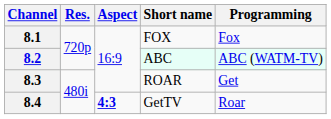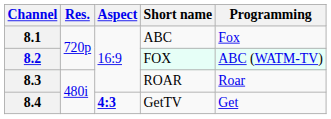(157, 37) FOX -> (158, 37) ABC
(158, 59) ABC -> (157, 59) FOX
(228, 80) Get -> (232, 80) Roar
(232, 102) Roar -> (228, 102) Get
